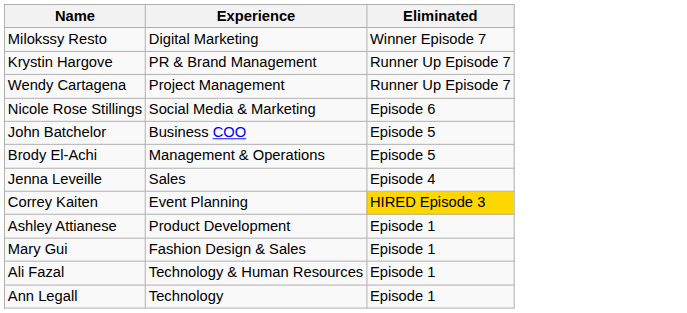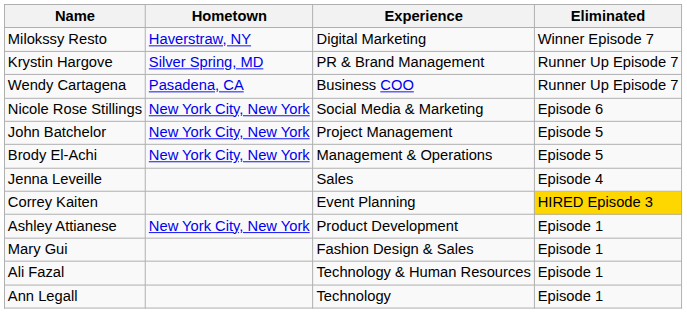+ column: (229, 16)
(217, 86) Project Management -> (365, 86) Business COO
(197, 132) Business COO -> (384, 132) Project Management
